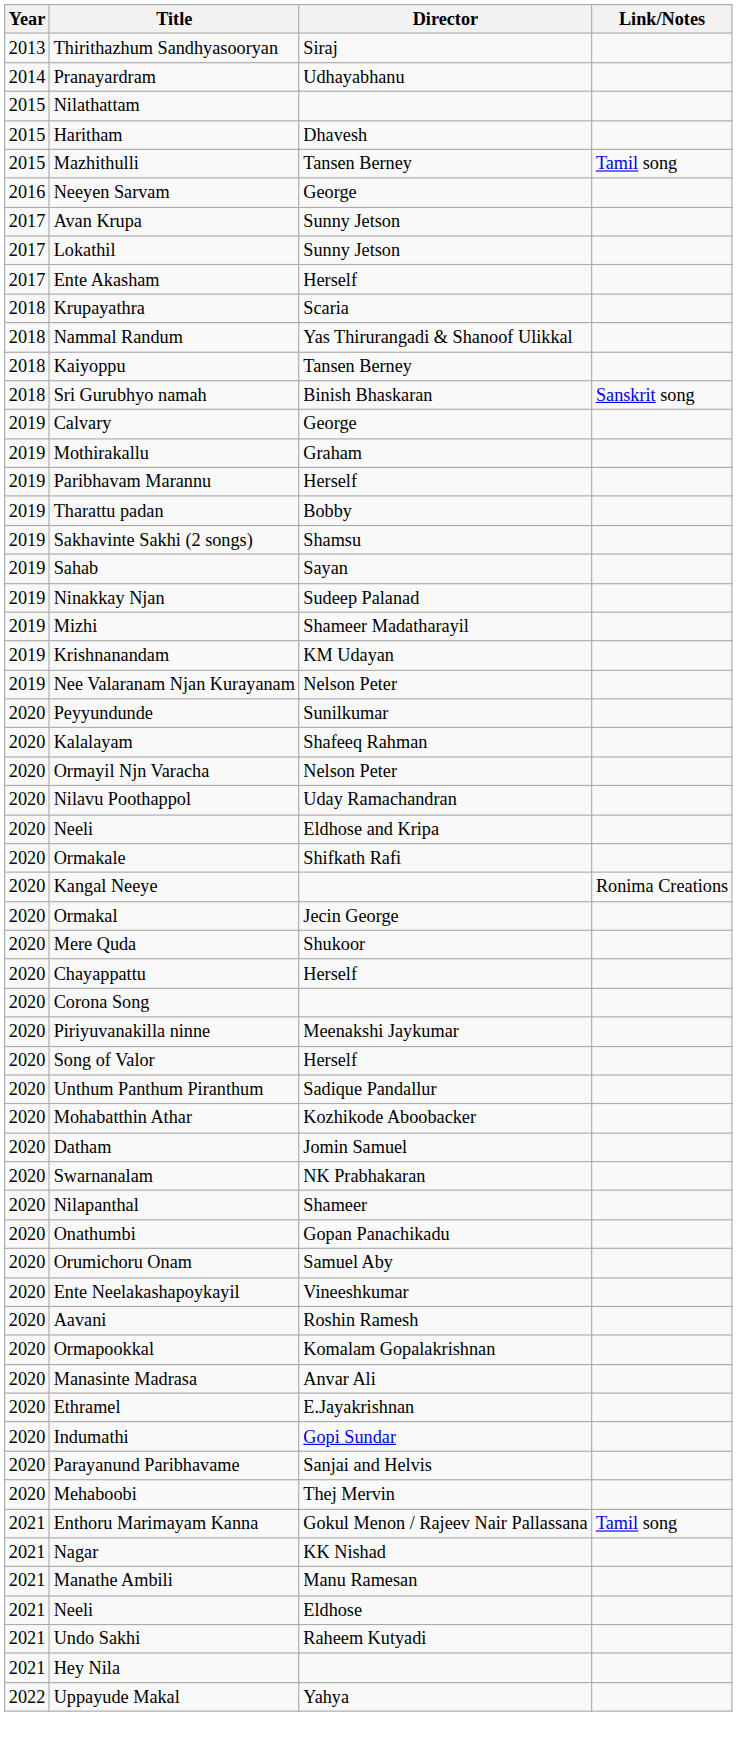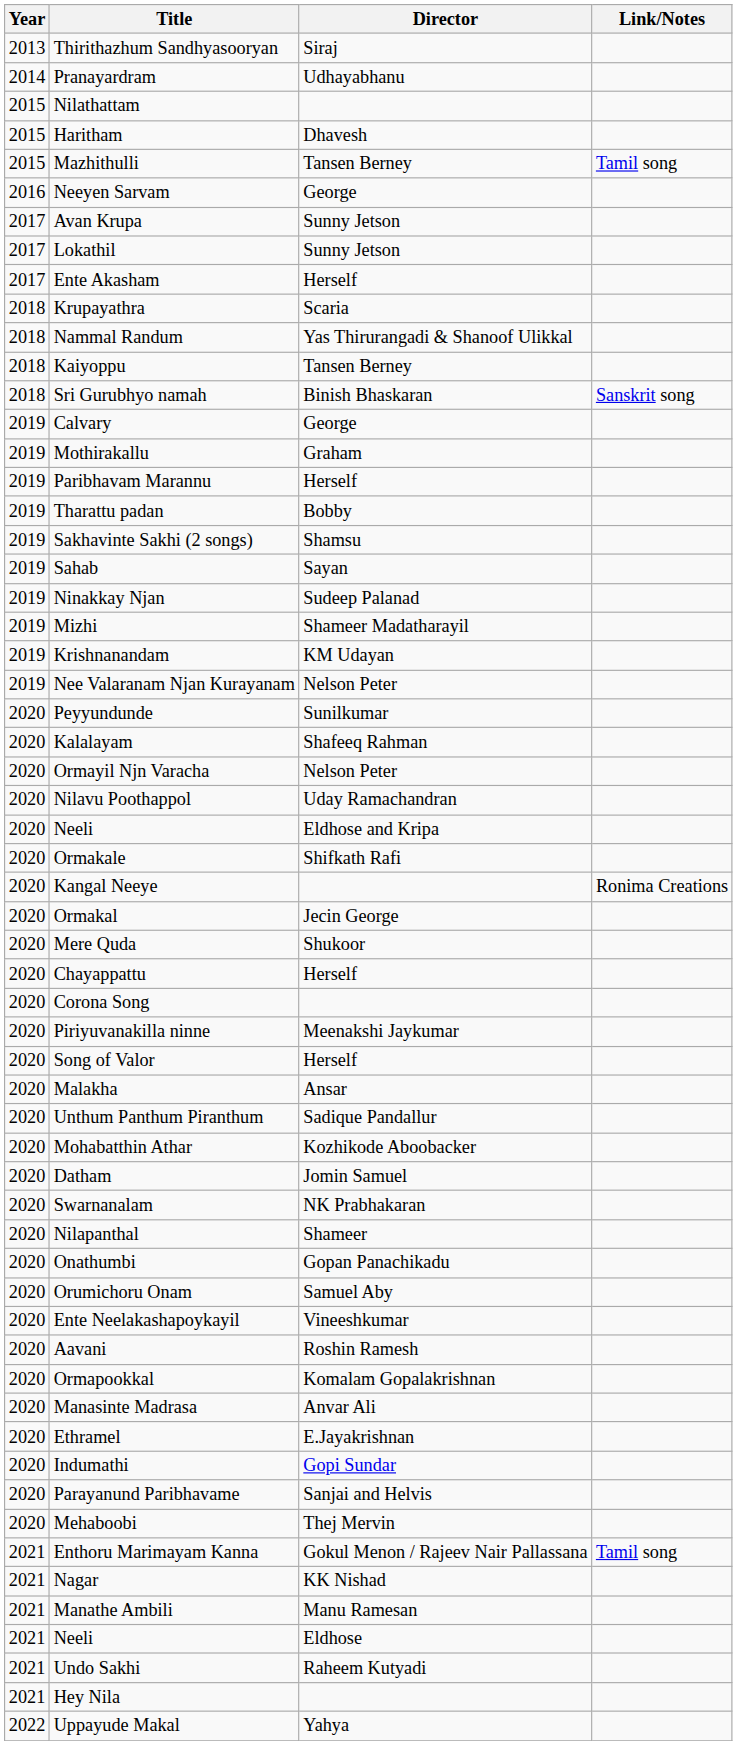+ row: (86, 1089)
